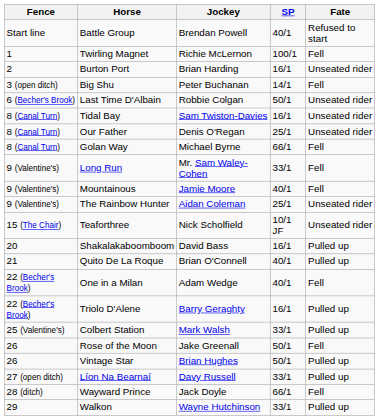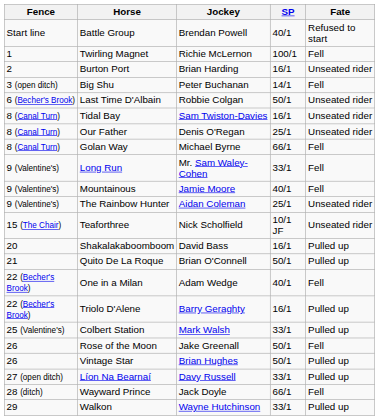(282, 261) 40/1 -> (282, 261) 50/1
